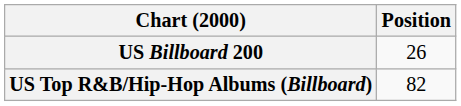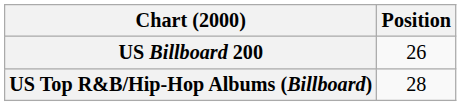(416, 84) 82 -> (416, 84) 28
